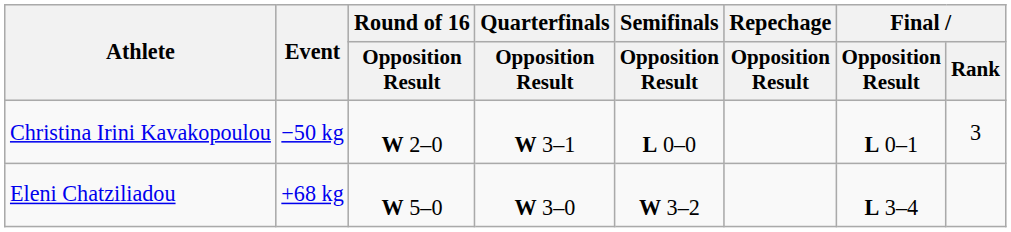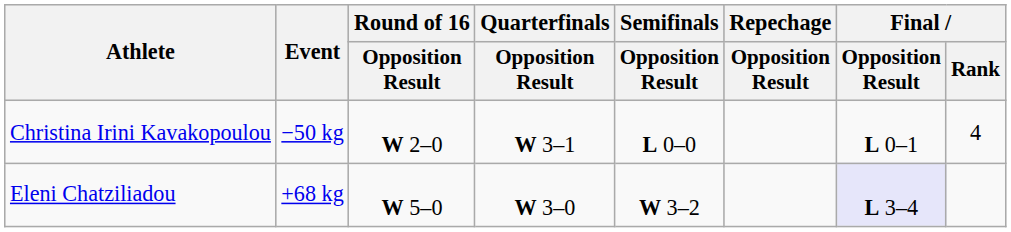(975, 132) 3 -> (975, 132) 4
(891, 207) no background -> (891, 207) lavender background
